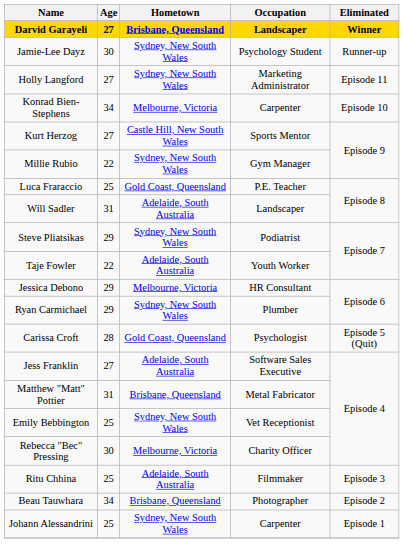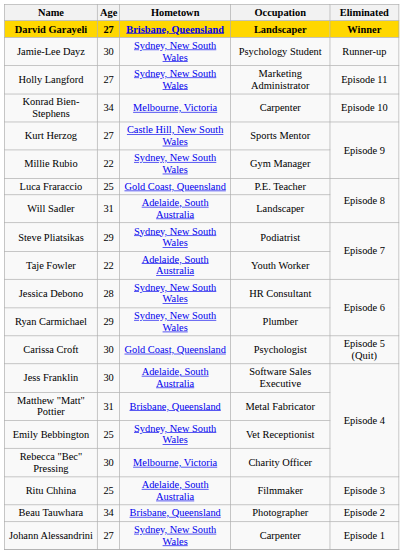(109, 287) 29 -> (109, 293) 28
(175, 287) Melbourne, Victoria -> (175, 293) Sydney, New South Wales
(109, 338) 28 -> (109, 350) 30
(109, 366) 27 -> (109, 378) 30
(109, 523) 25 -> (109, 535) 27
